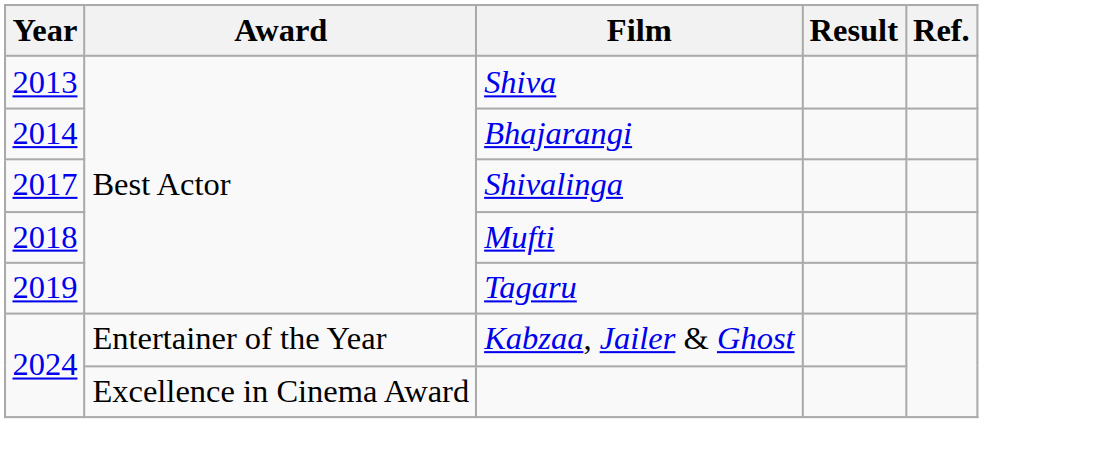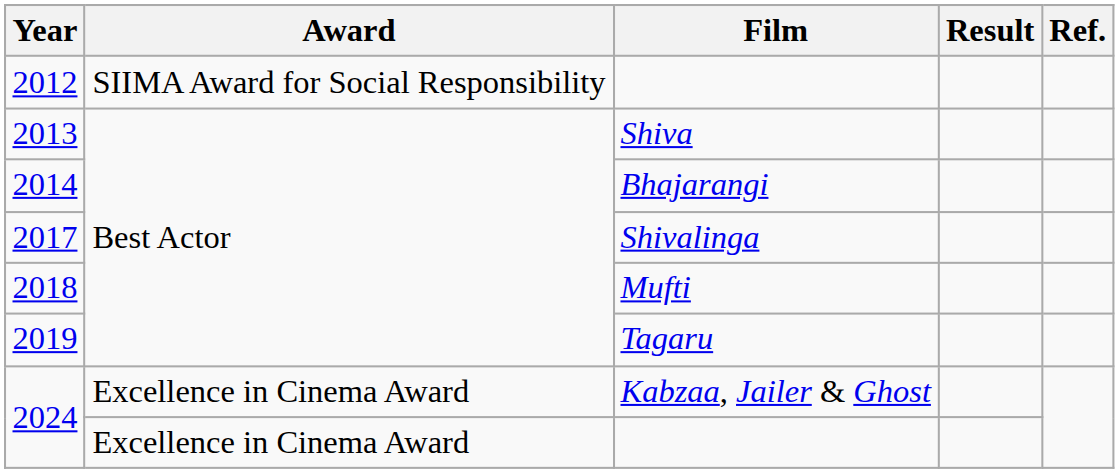+ row: (45, 81)
(239, 339) Entertainer of the Year -> (281, 390) Excellence in Cinema Award
